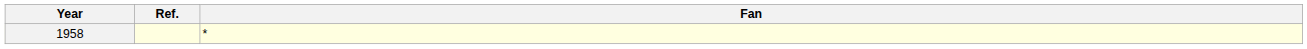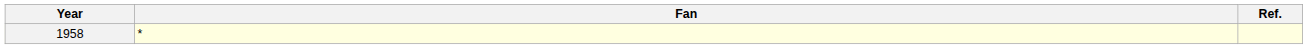columns swapped: (751, 14) <-> (167, 14)
